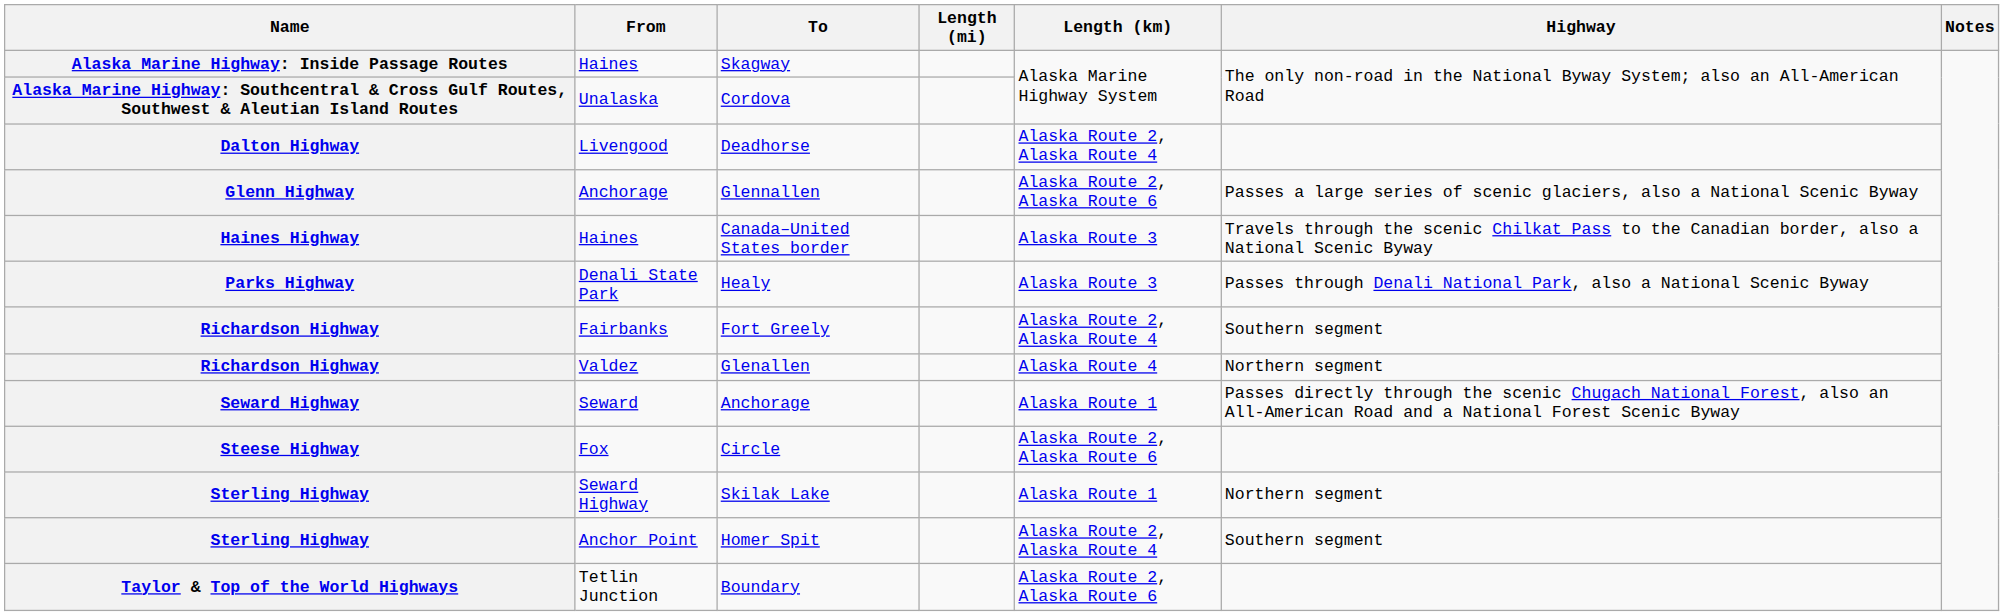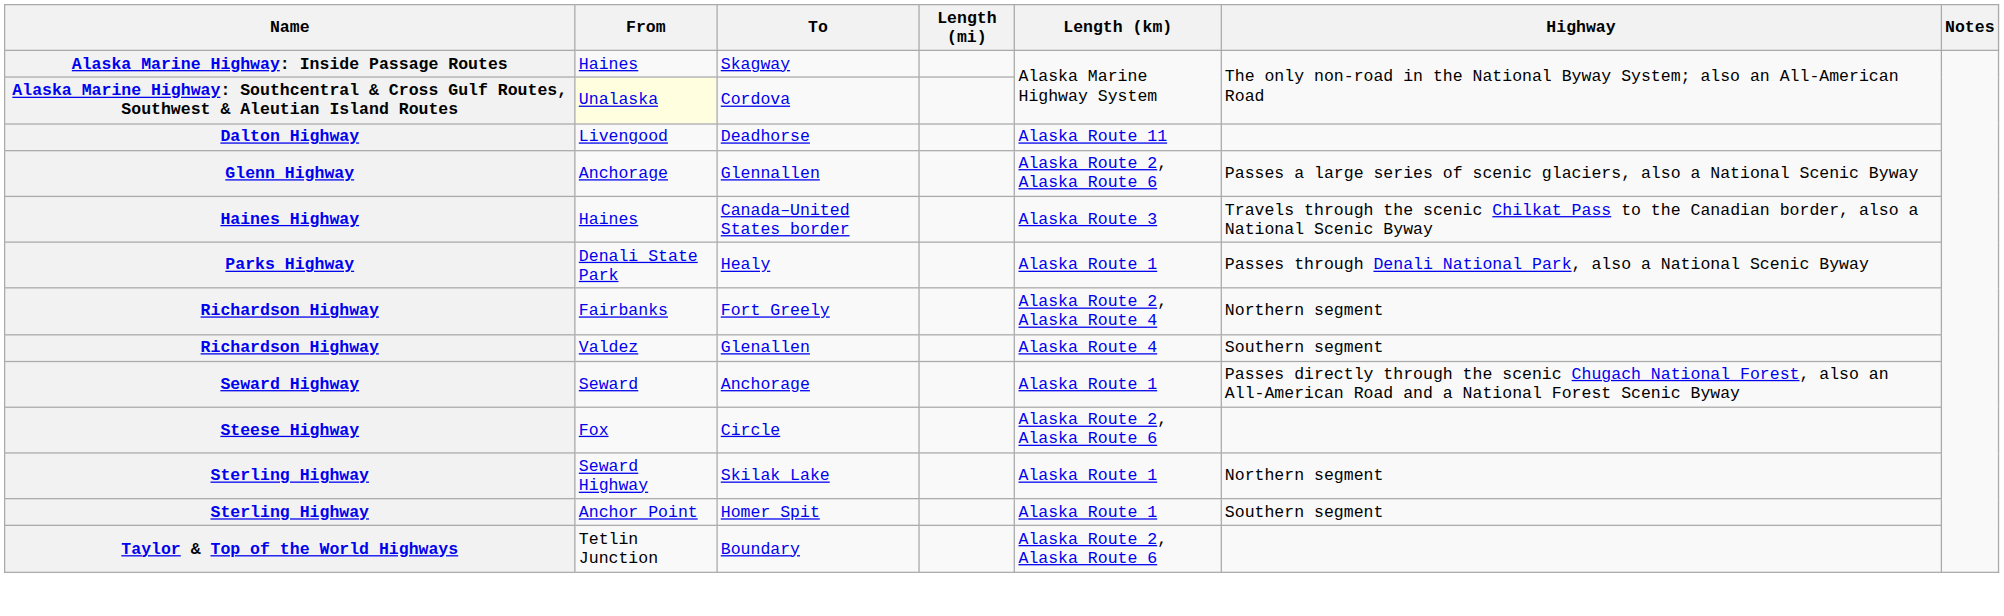(618, 100) no background -> (618, 100) lightyellow background
(1093, 146) Alaska Route 2, Alaska Route 4 -> (1093, 137) Alaska Route 11
(1088, 284) Alaska Route 3 -> (1088, 265) Alaska Route 1
(1304, 330) Southern segment -> (1304, 311) Northern segment
(1304, 367) Northern segment -> (1304, 348) Southern segment
(1093, 541) Alaska Route 2, Alaska Route 4 -> (1088, 512) Alaska Route 1
